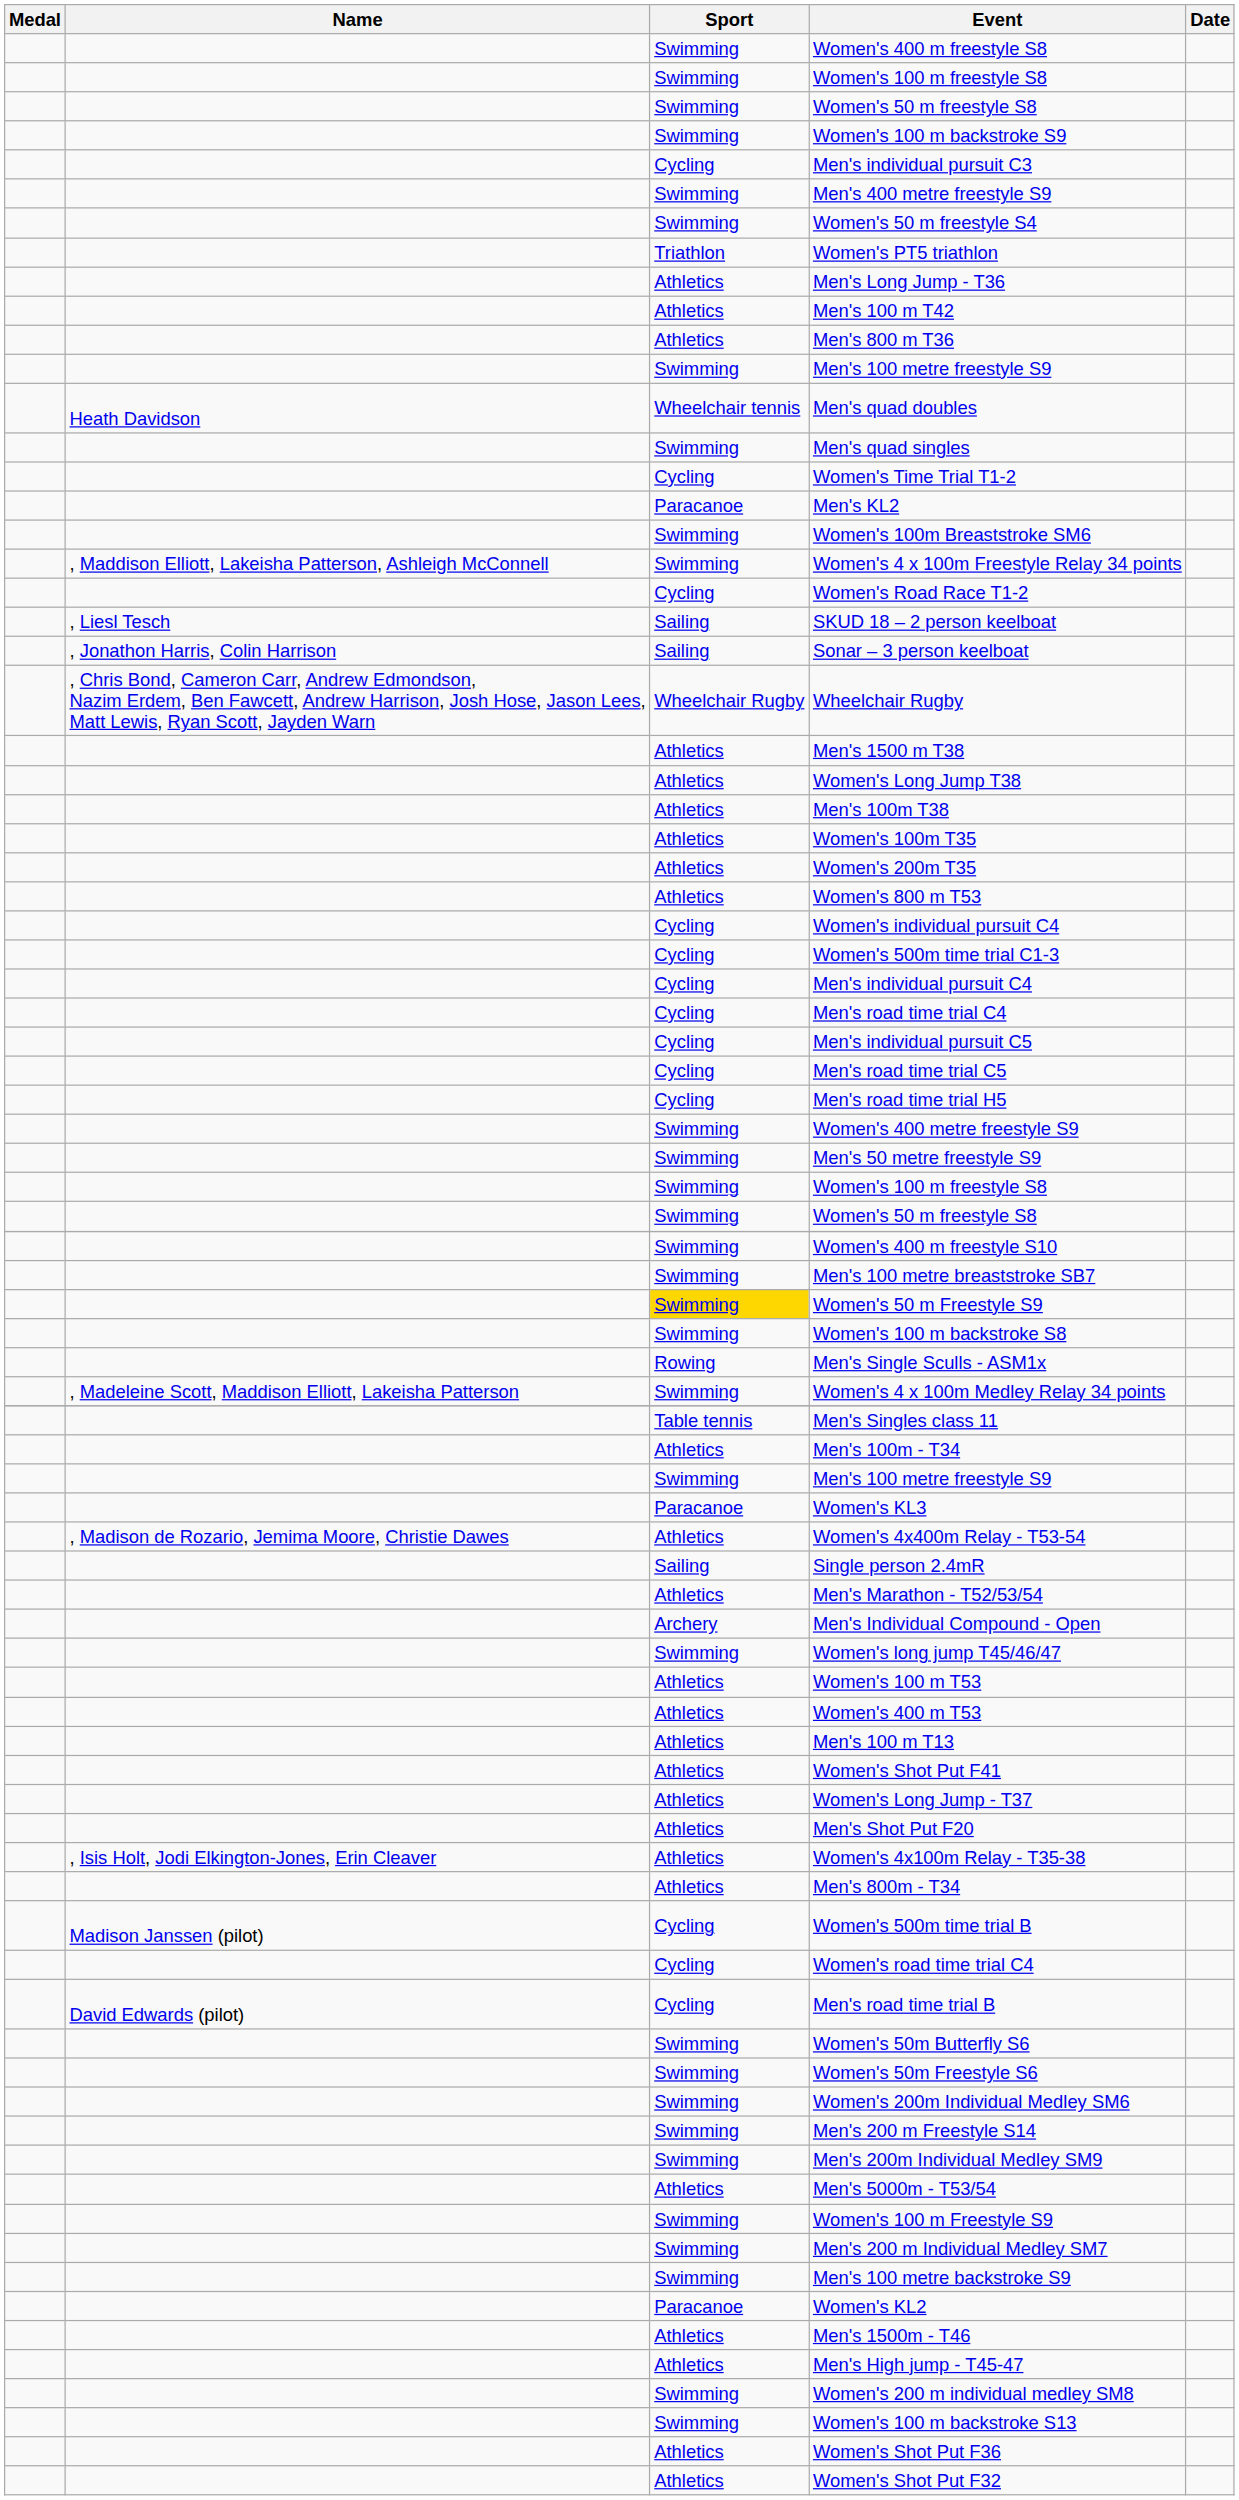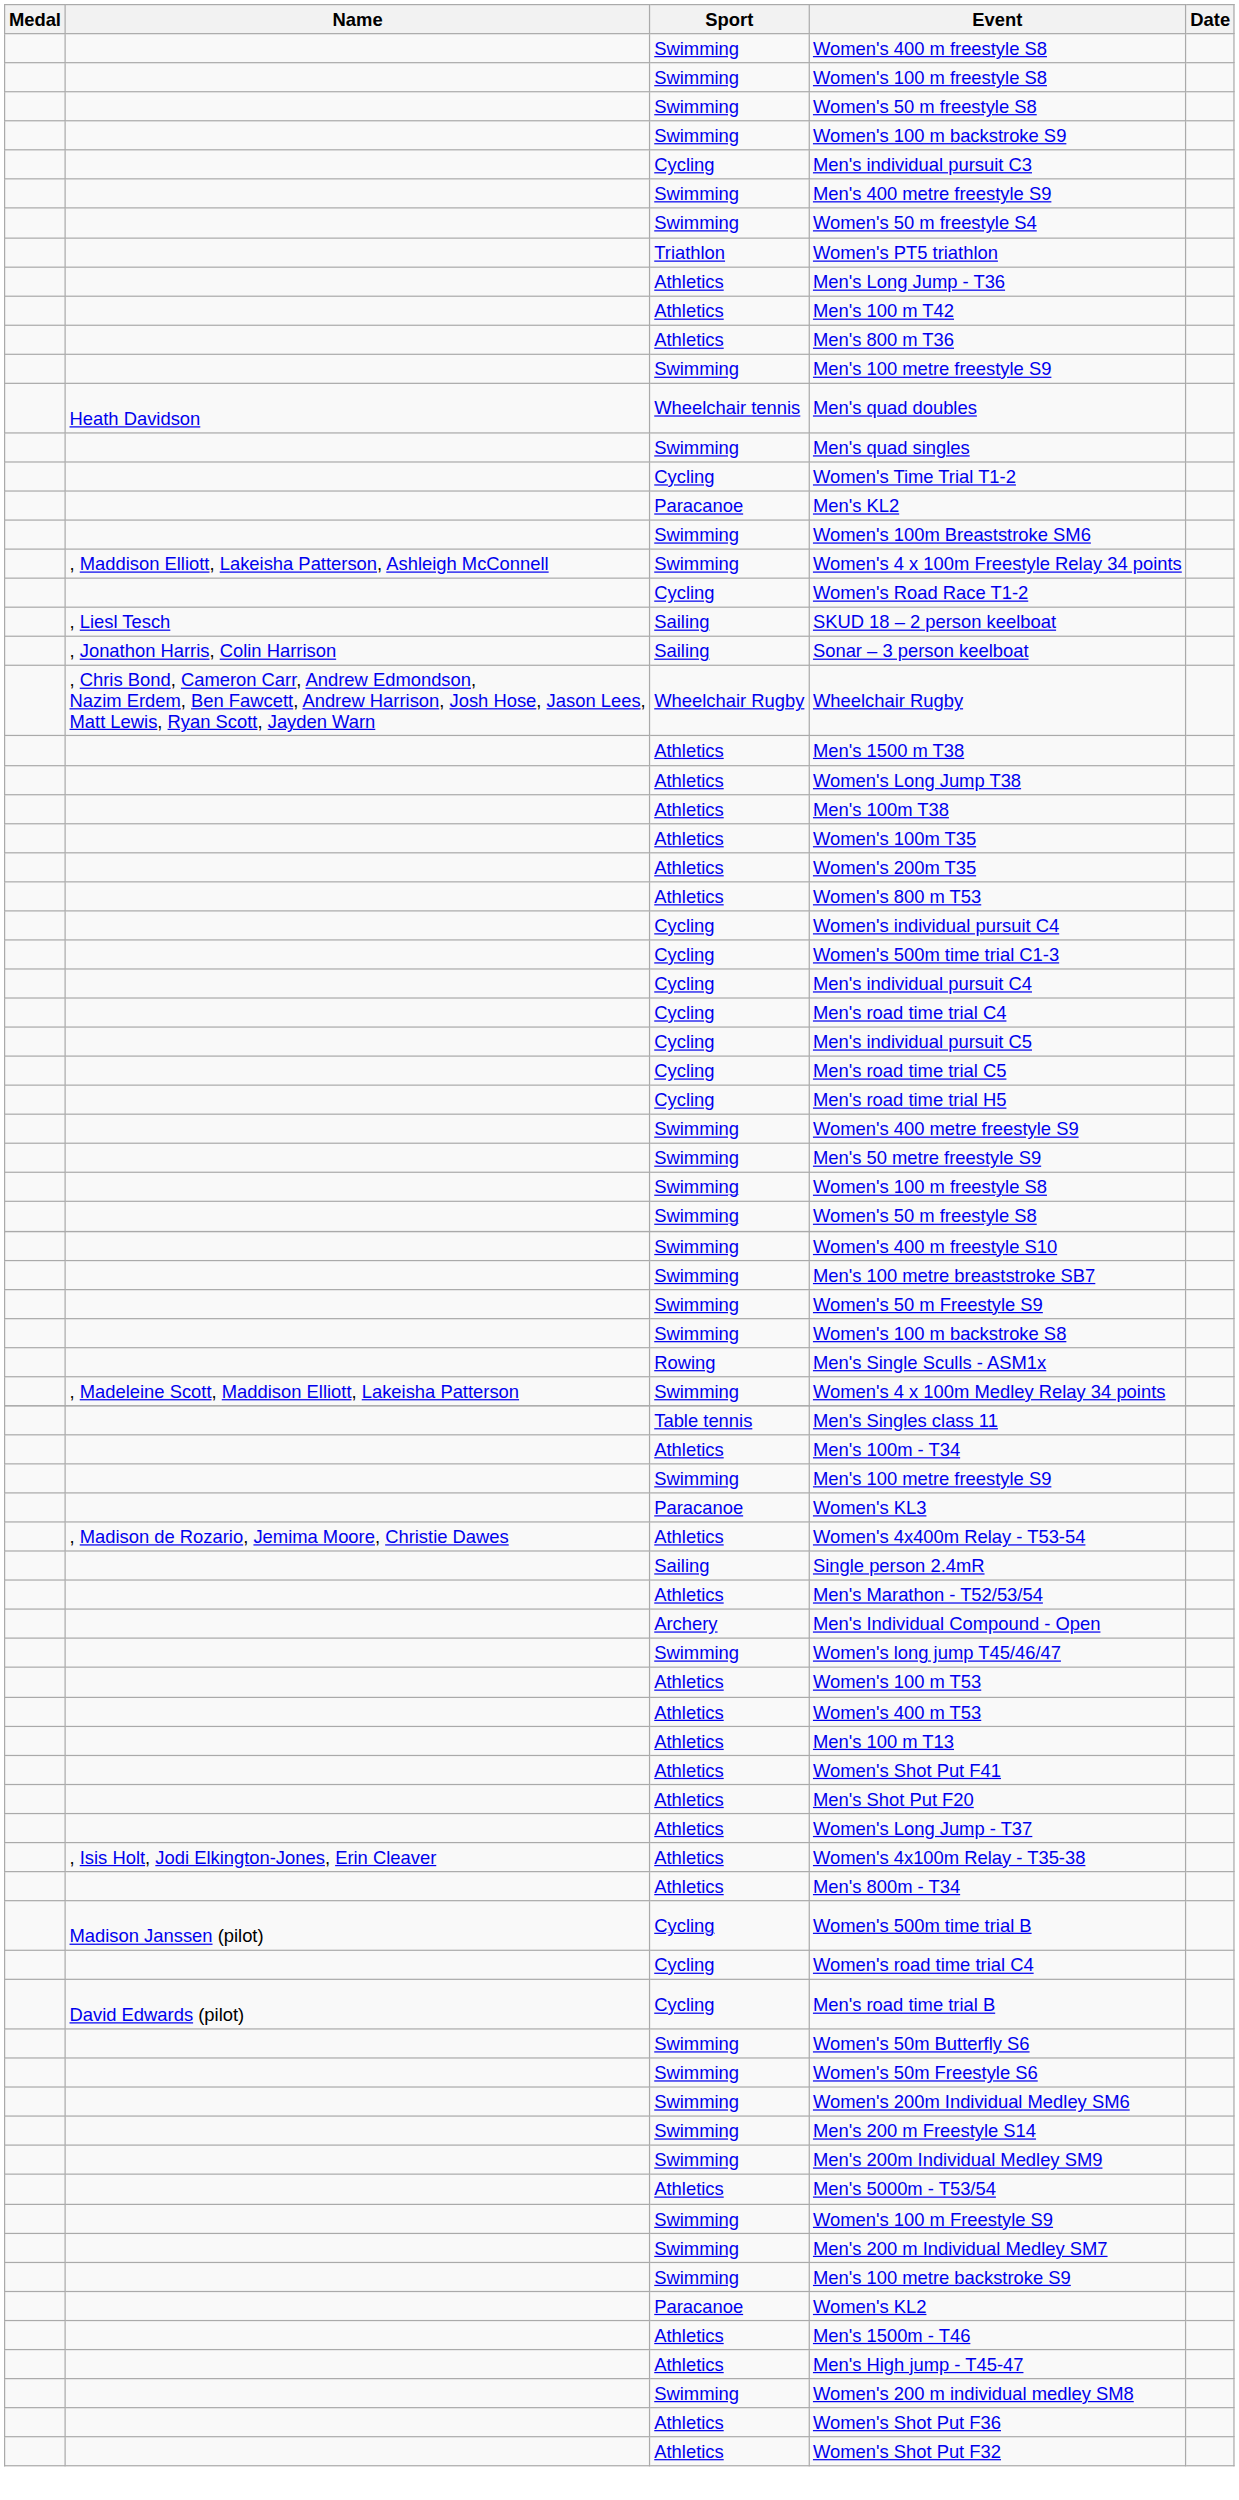(697, 1304) gold background -> (697, 1304) no background
rows swapped: (358, 1828) <-> (358, 1799)
- row: (358, 2422)
